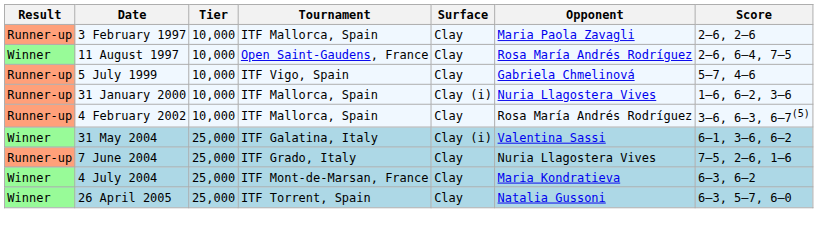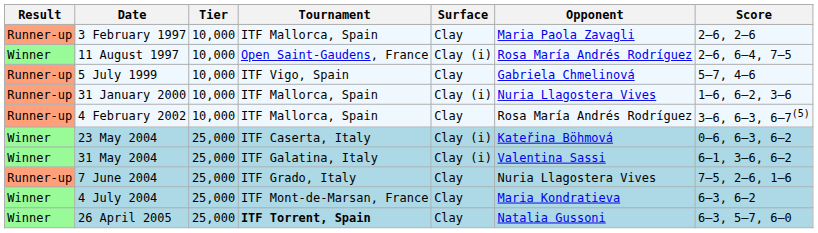(449, 54) Clay -> (463, 54) Clay (i)
+ row: (118, 137)
(306, 197) normal -> (306, 217) bold
